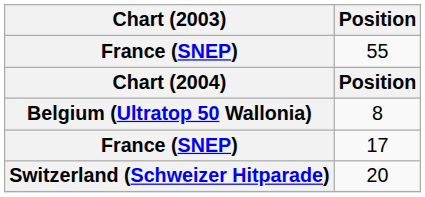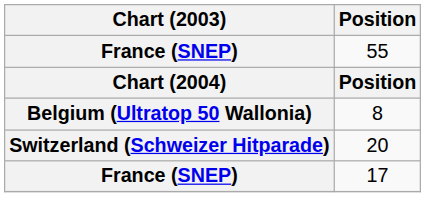rows swapped: (377, 144) <-> (377, 176)
